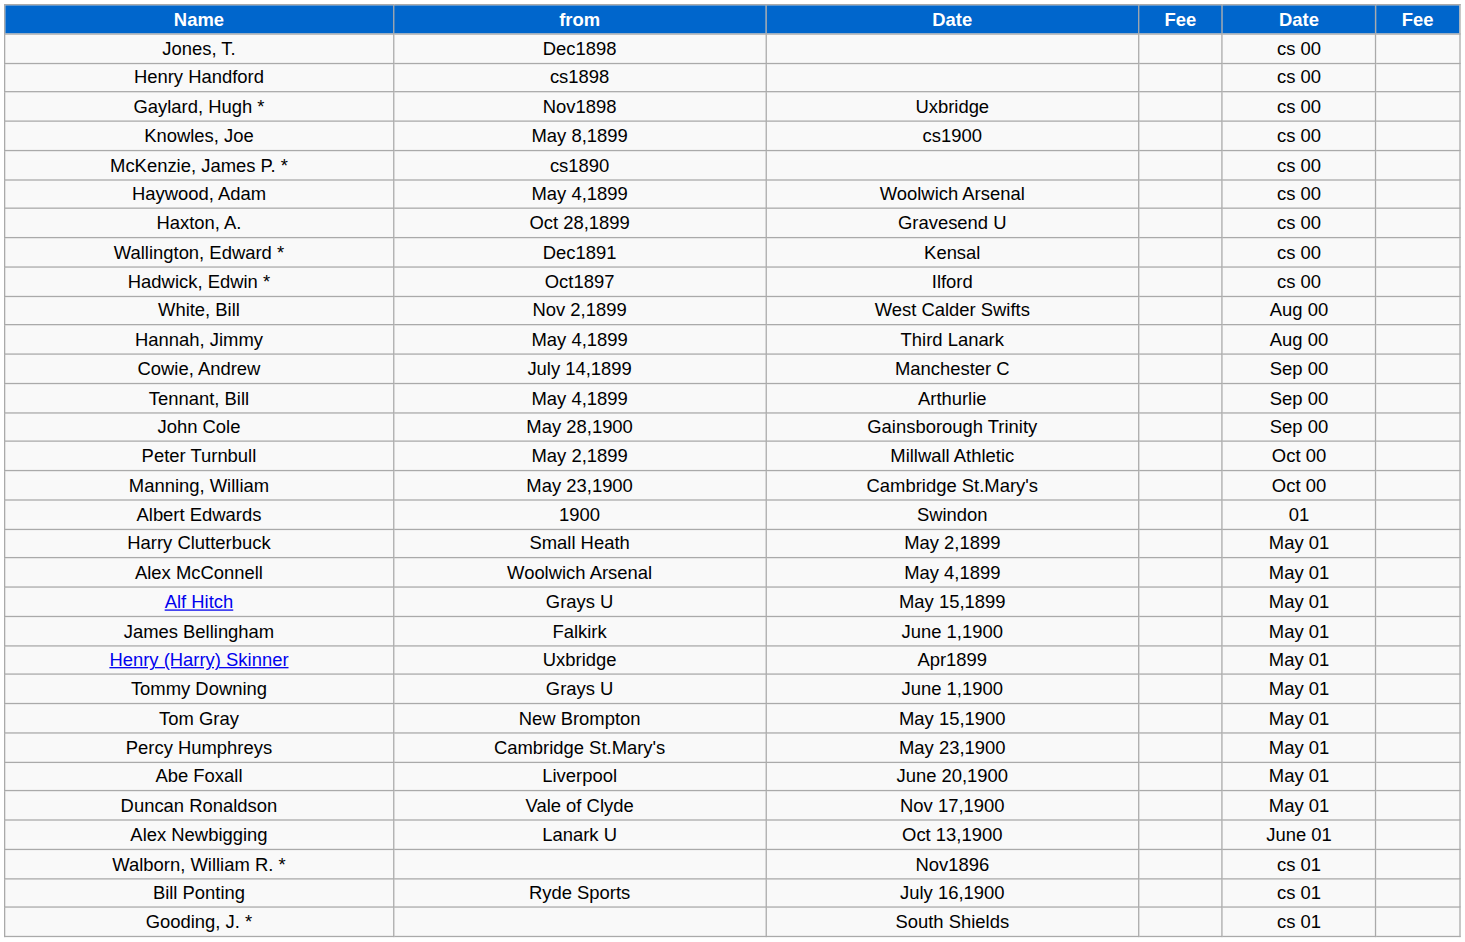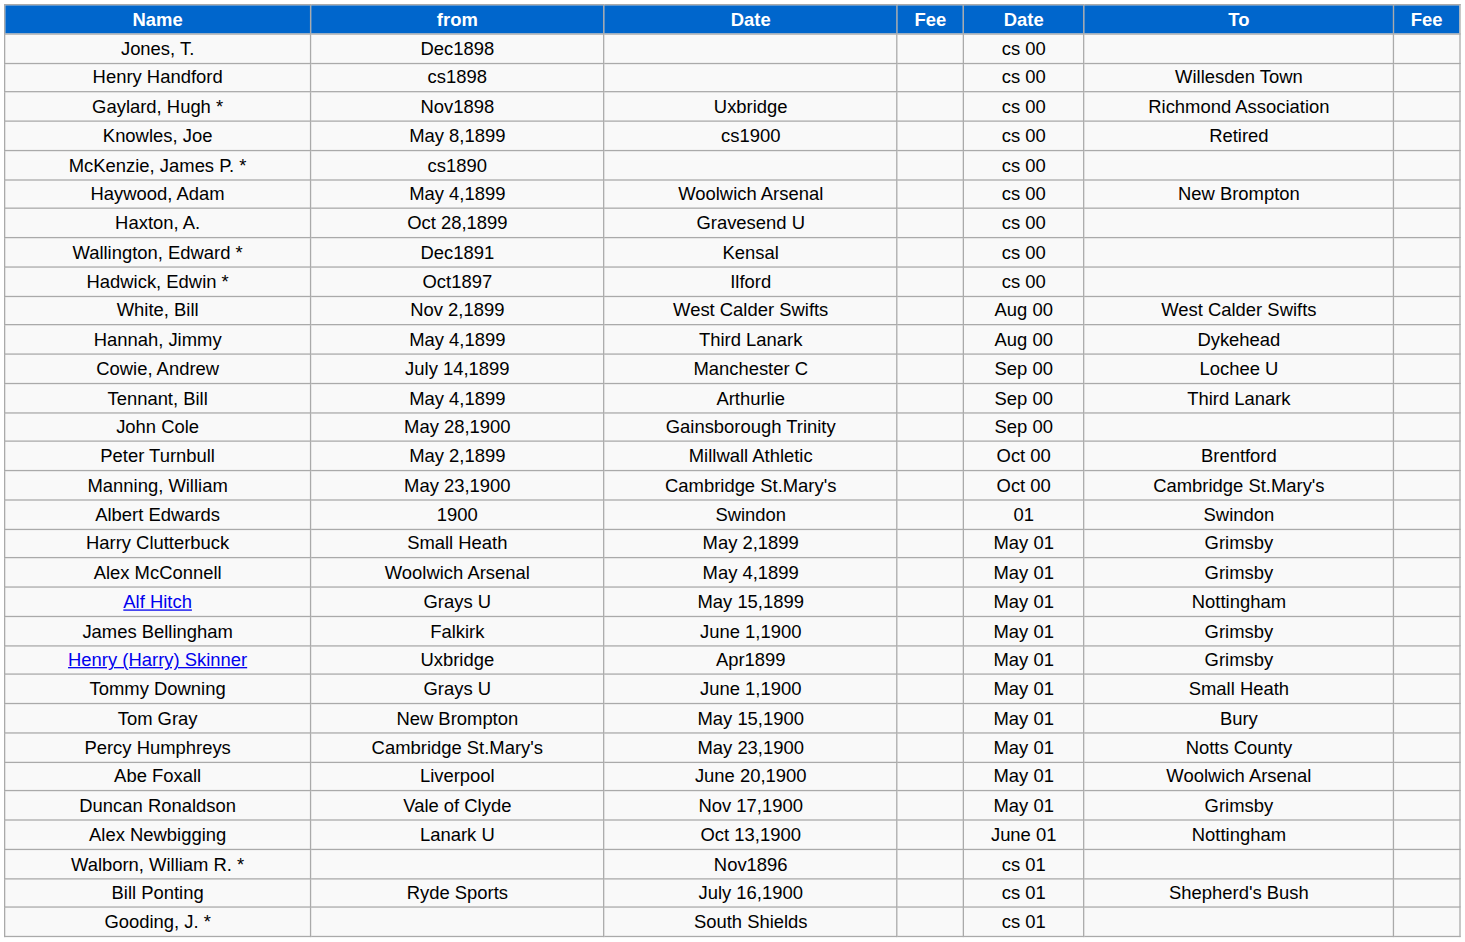+ column: (1239, 20)
